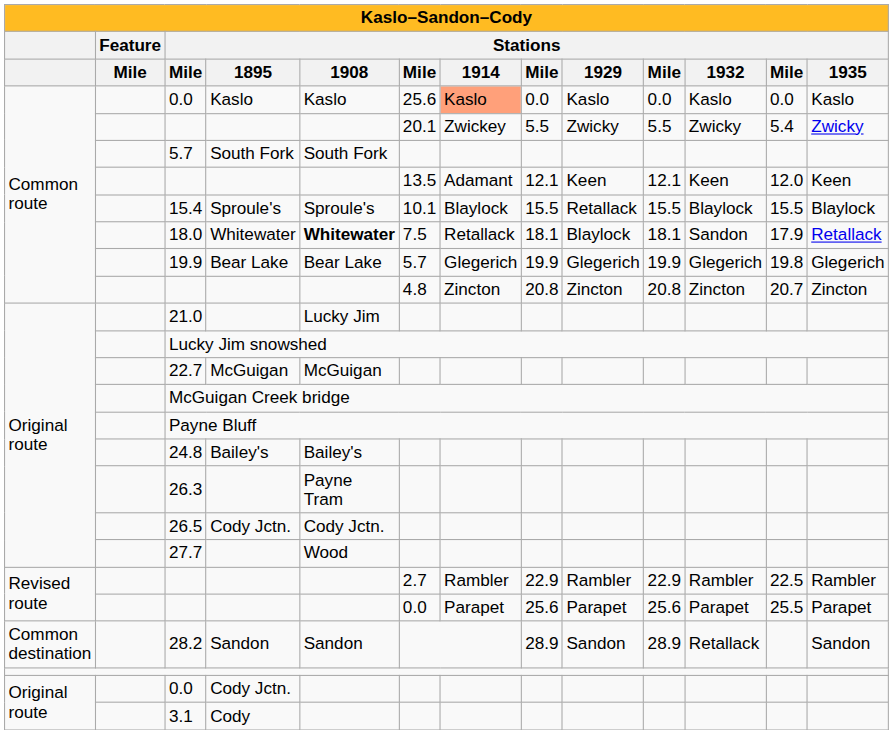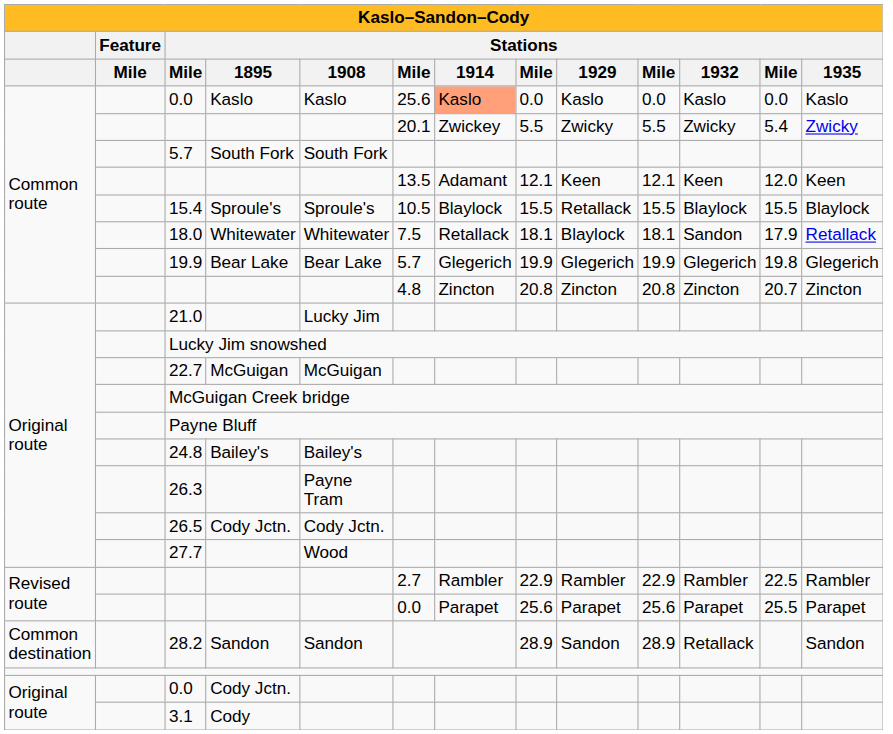(420, 208) 10.1 -> (414, 208) 10.5
(349, 235) bold -> (346, 235) normal
